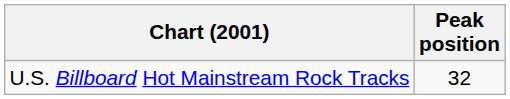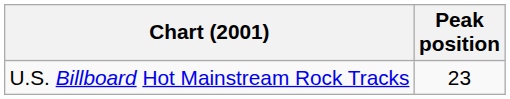(459, 77) 32 -> (459, 77) 23
